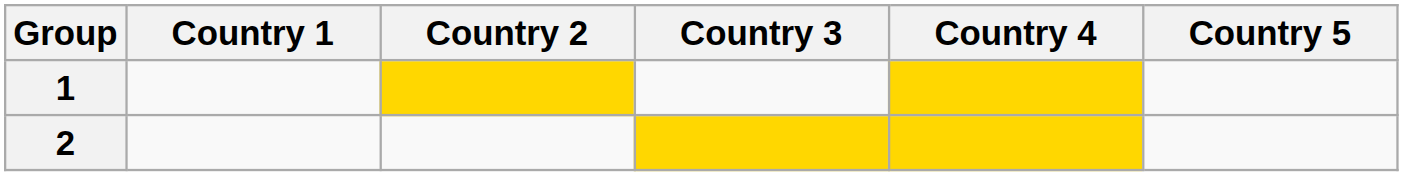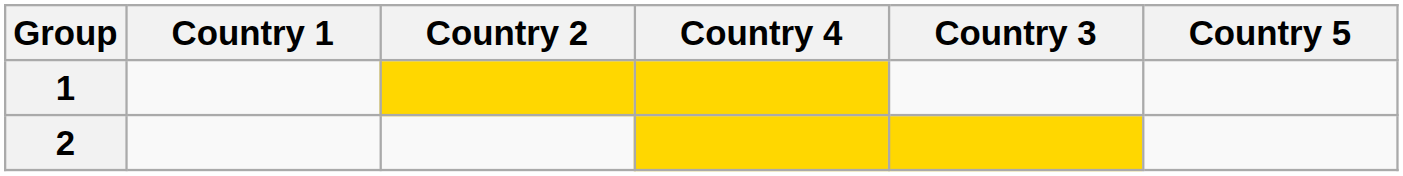columns swapped: (761, 33) <-> (1016, 33)
